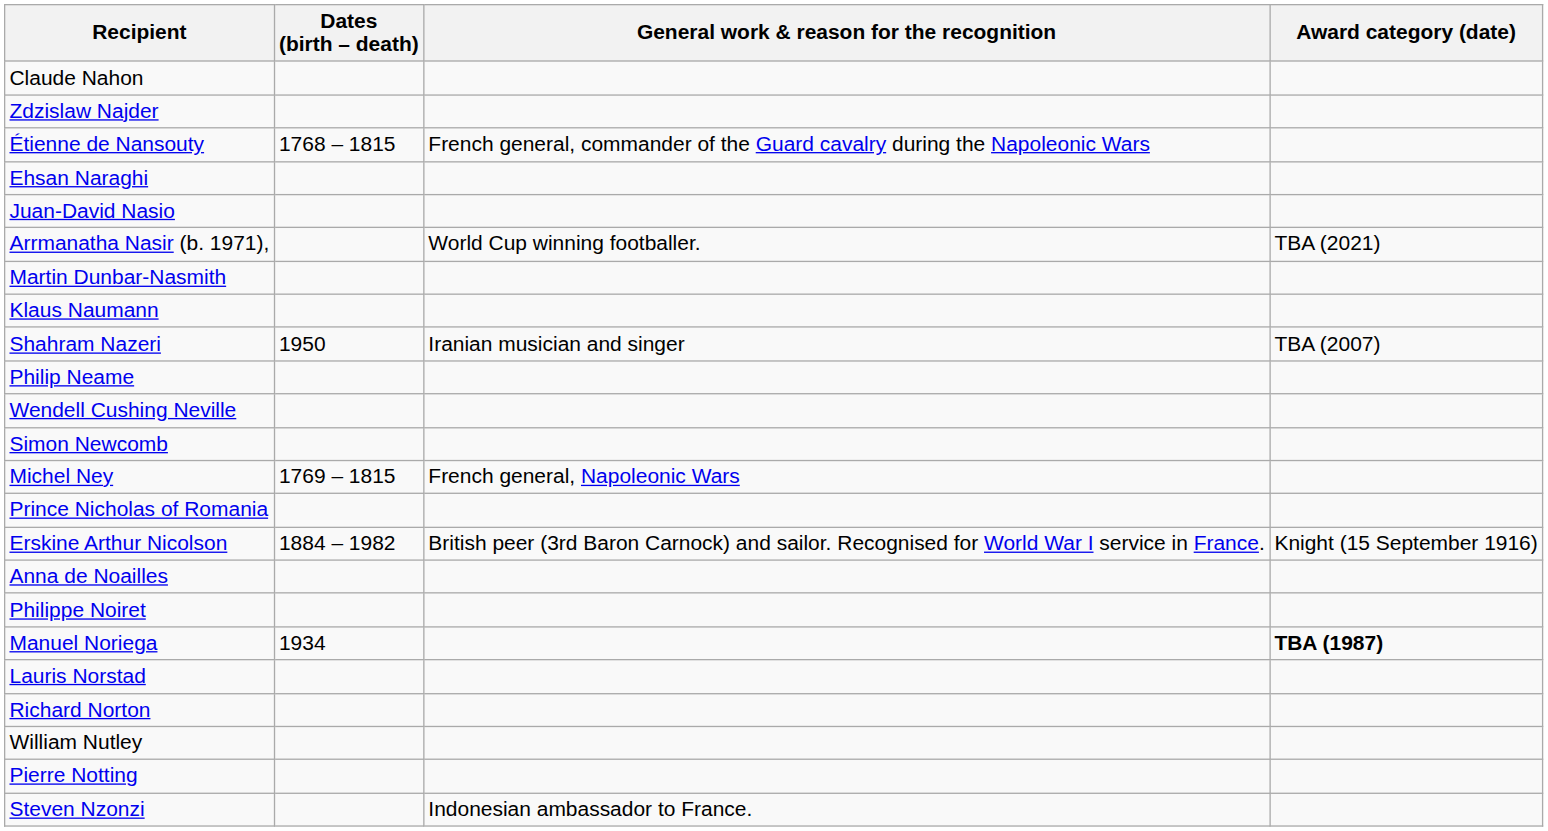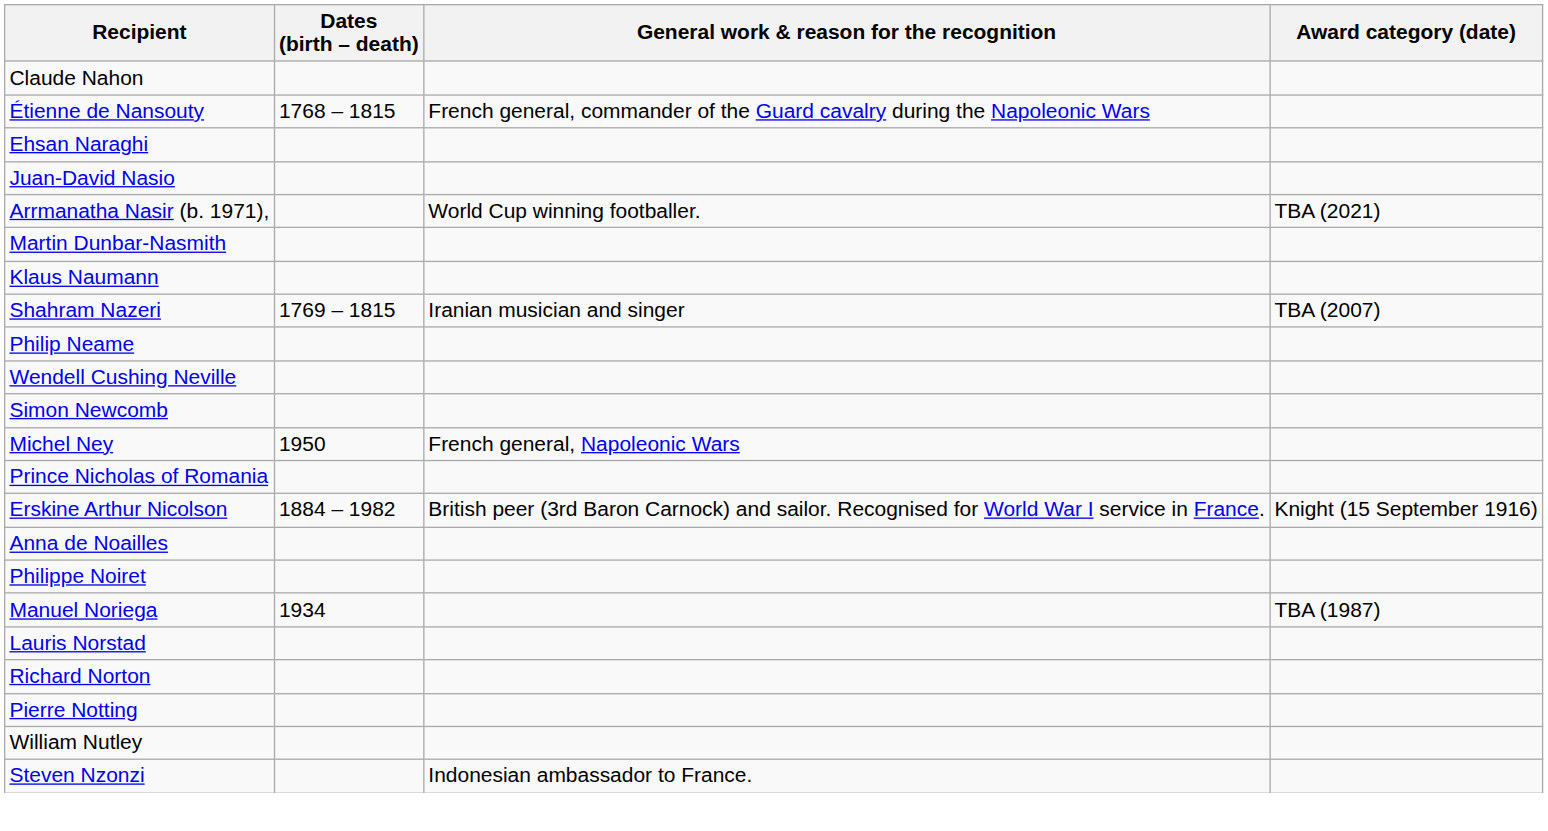- row: (84, 111)
(302, 343) 1950 -> (337, 310) 1769 – 1815
(337, 476) 1769 – 1815 -> (302, 443) 1950
(1329, 643) bold -> (1327, 609) normal
rows swapped: (74, 776) <-> (76, 742)
